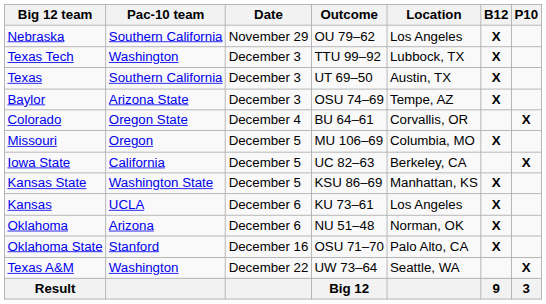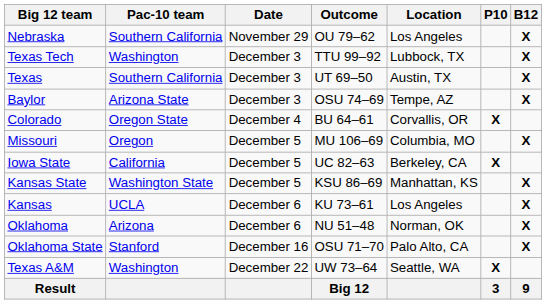columns swapped: (496, 15) <-> (526, 15)
